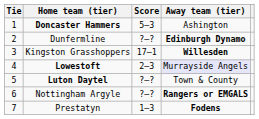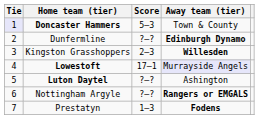(14, 25) no background -> (14, 25) lavender background
(206, 25) Ashington -> (206, 25) Town & County
(147, 53) 17–1 -> (147, 53) 2–3
(147, 67) 2–3 -> (147, 67) 17–1
(206, 80) Town & County -> (206, 80) Ashington
